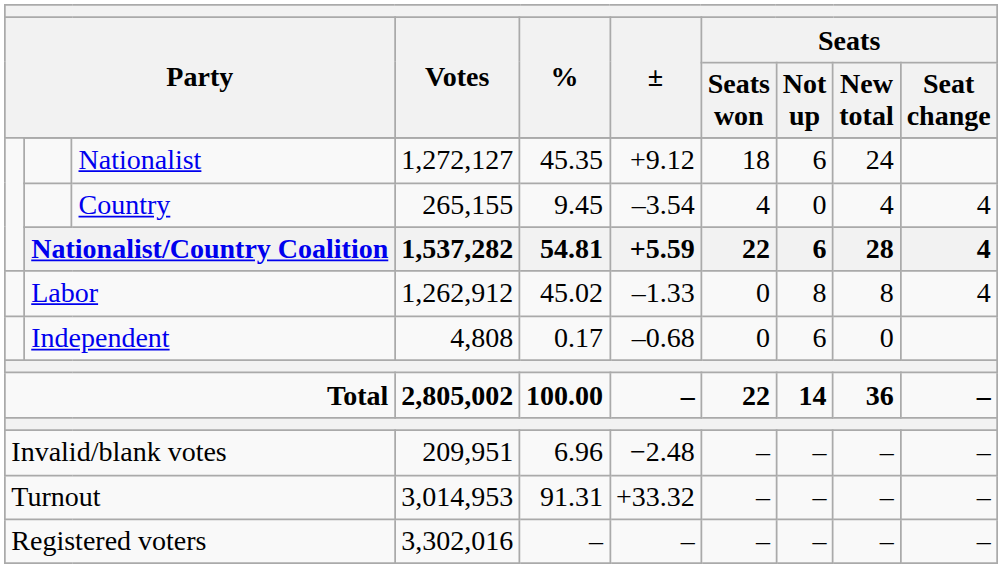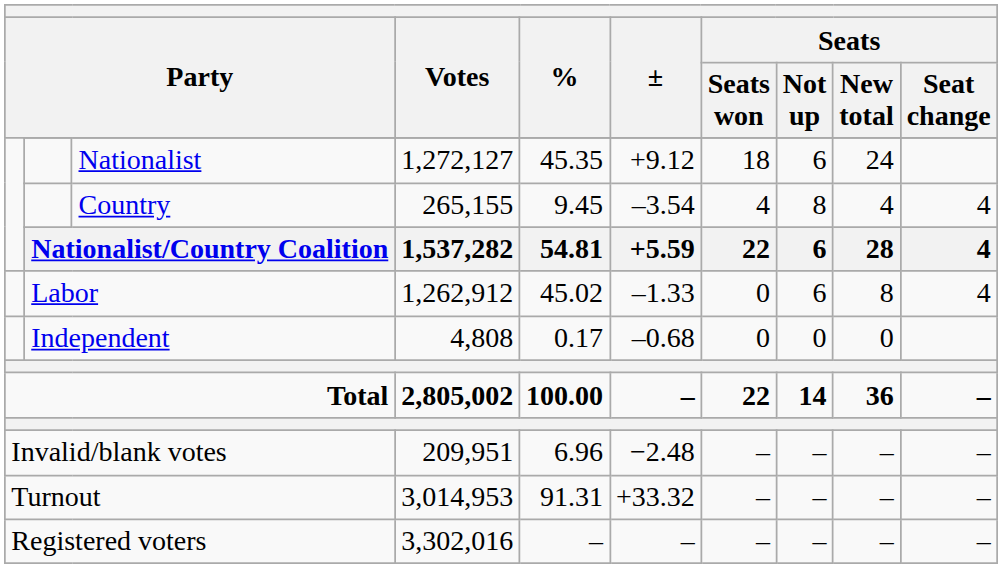(819, 204) 0 -> (819, 204) 8
(819, 293) 8 -> (819, 293) 6
(819, 337) 6 -> (819, 337) 0
